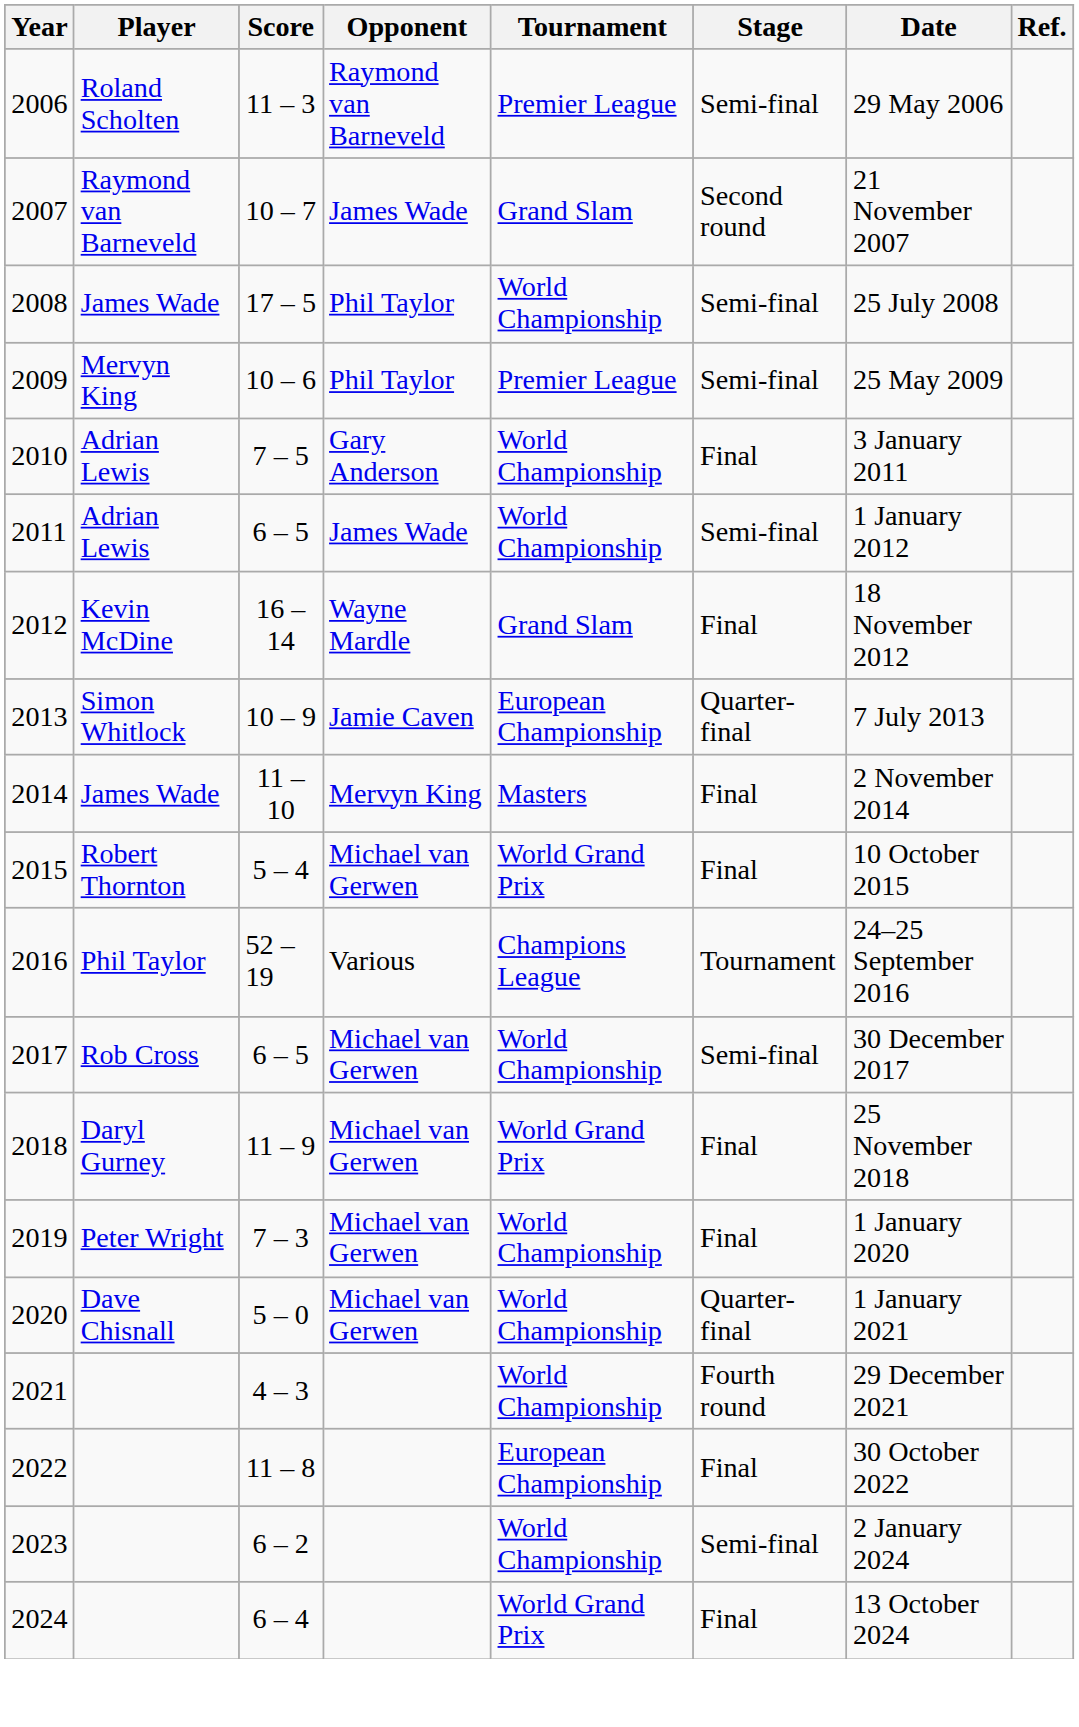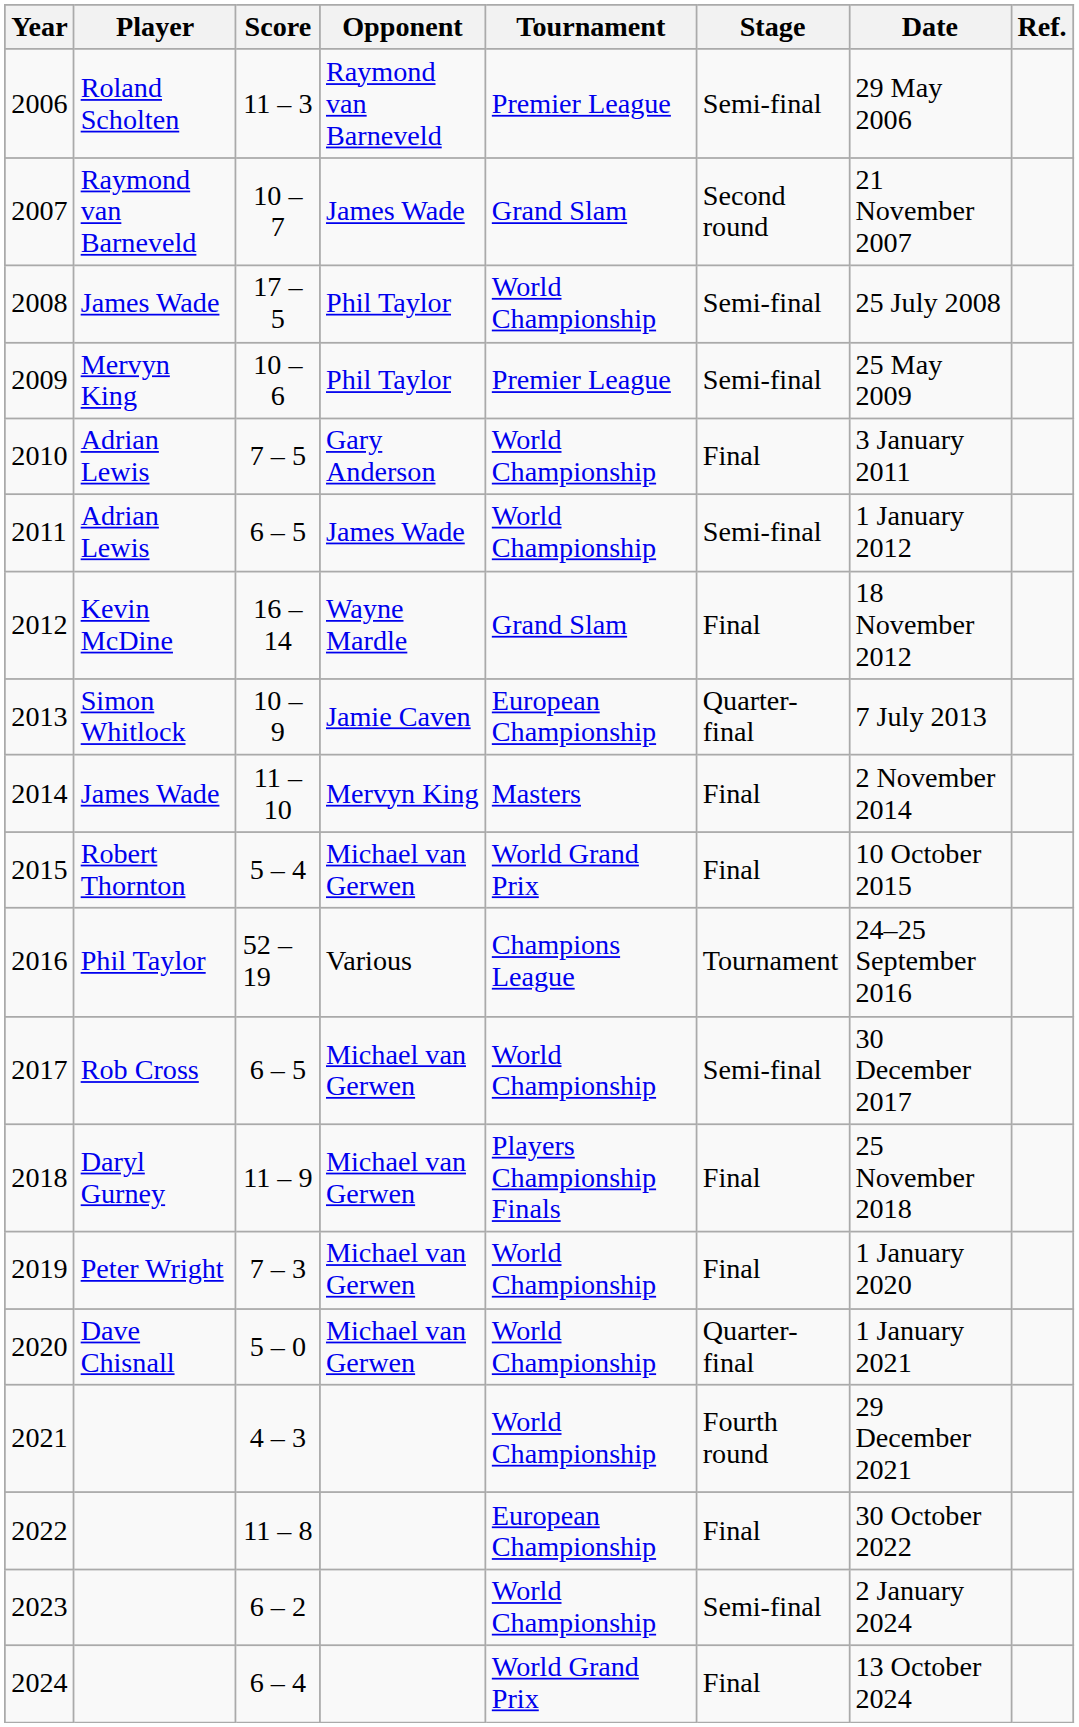(571, 1145) World Grand Prix -> (574, 1177) Players Championship Finals
